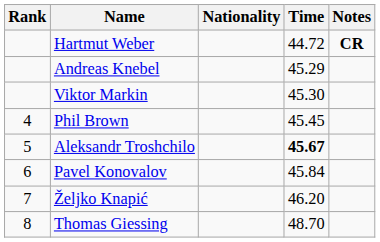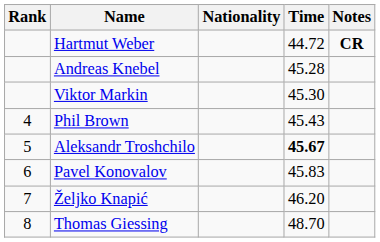(306, 69) 45.29 -> (306, 69) 45.28
(306, 120) 45.45 -> (306, 120) 45.43
(306, 172) 45.84 -> (306, 172) 45.83
